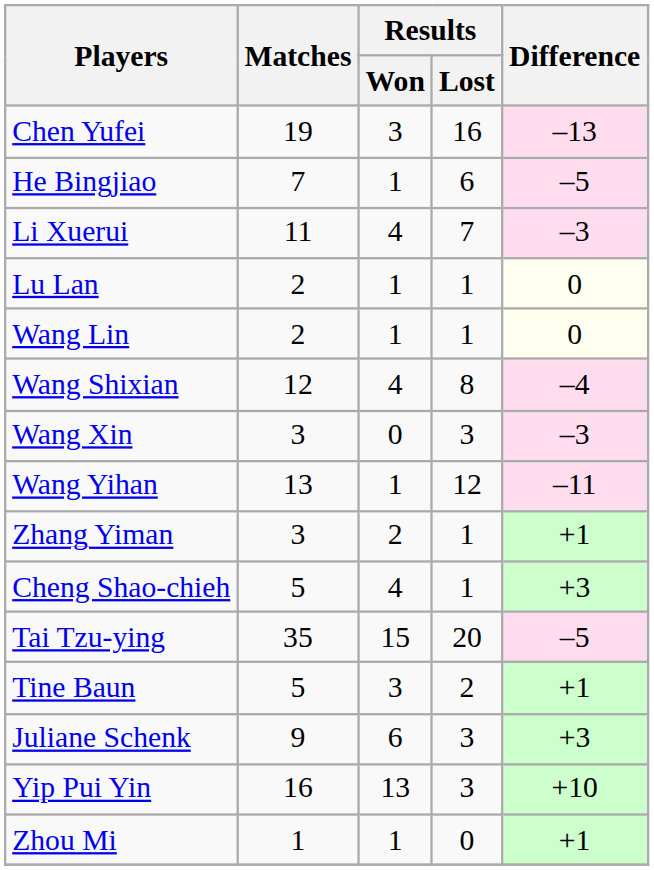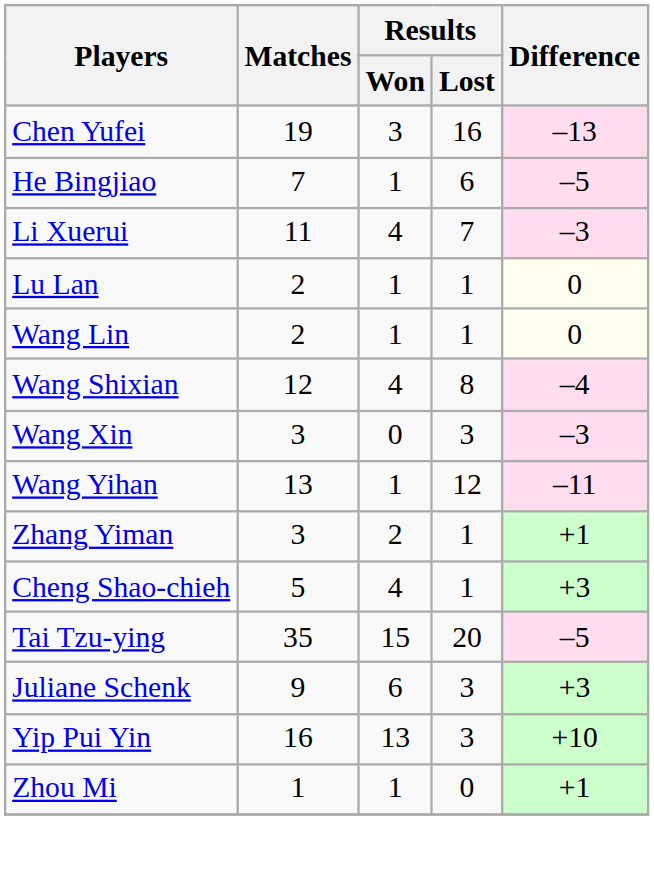- row: (74, 687)
